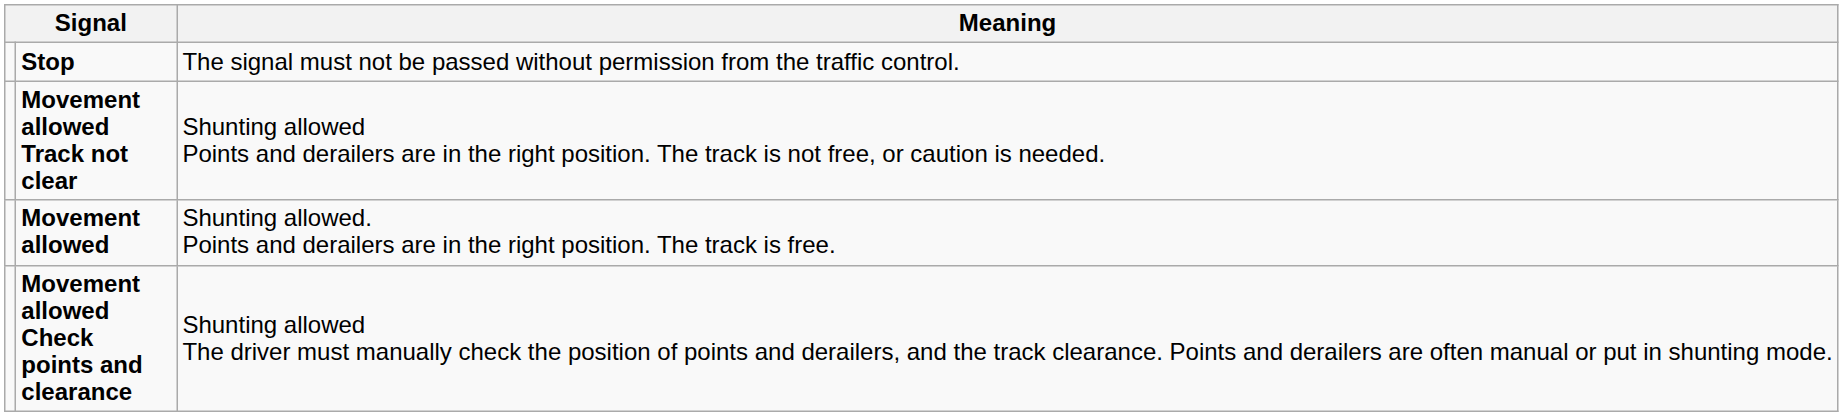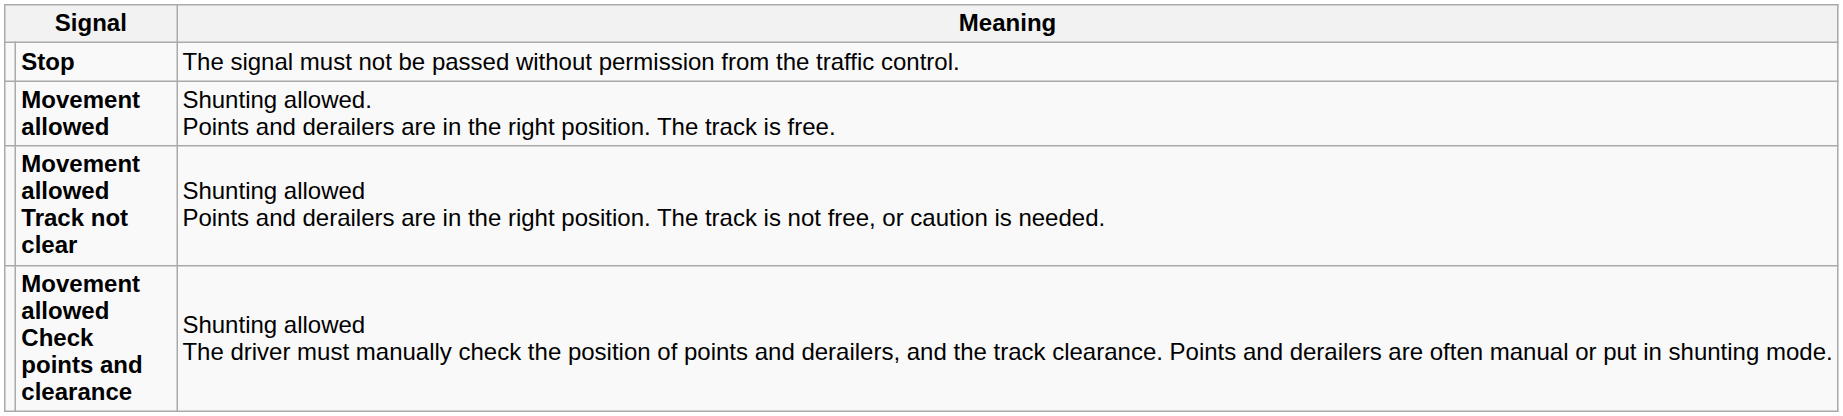rows swapped: (81, 232) <-> (81, 140)
